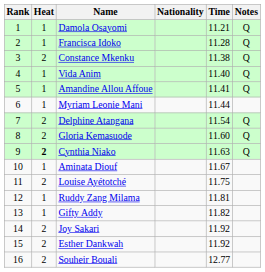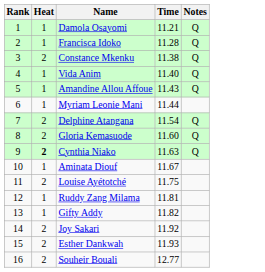- column: (180, 12)
(219, 89) 11.41 -> (168, 89) 11.43
(219, 244) 11.92 -> (168, 244) 11.93
